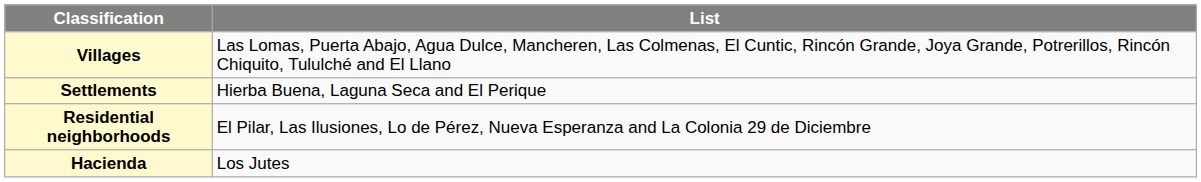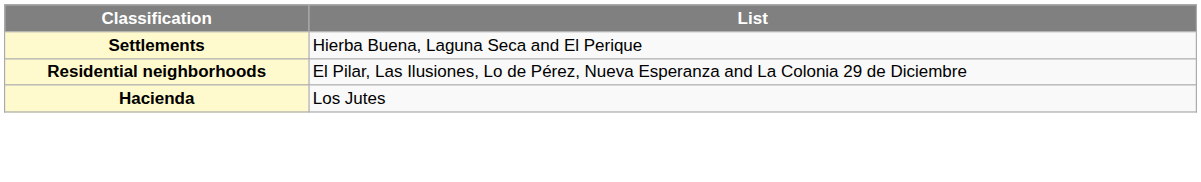- row: (109, 55)
